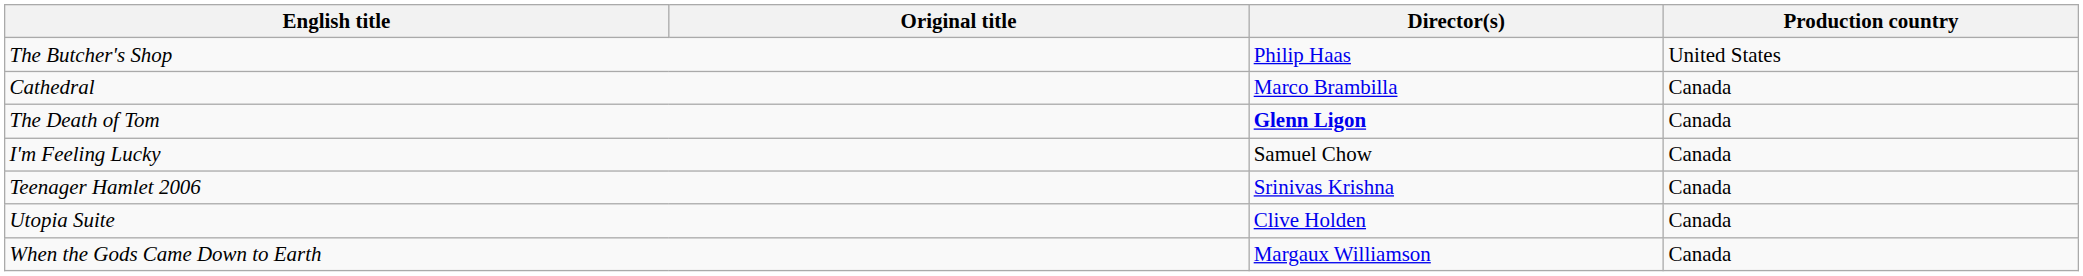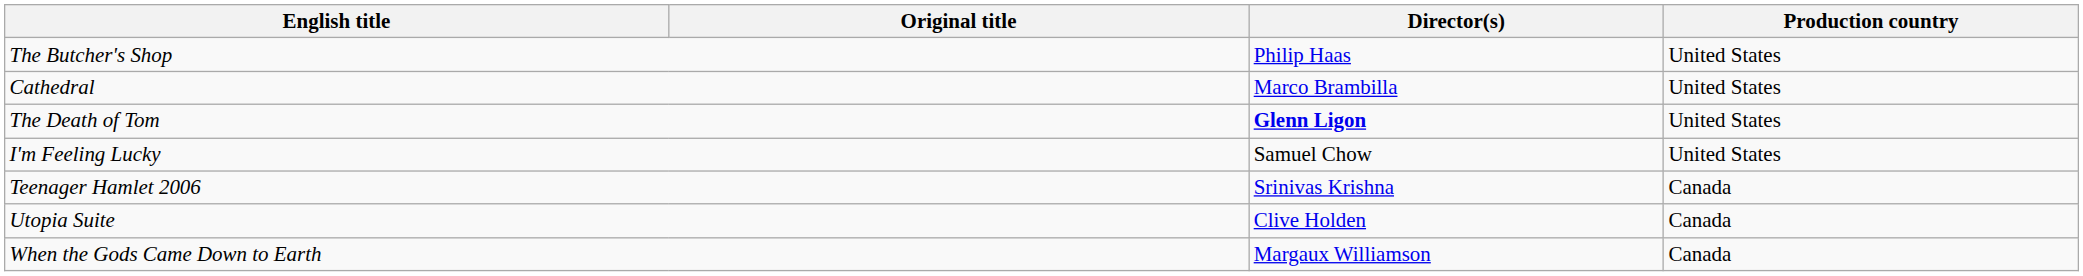(1700, 87) Canada -> (1725, 87) United States
(1700, 120) Canada -> (1725, 120) United States
(1700, 154) Canada -> (1725, 154) United States
